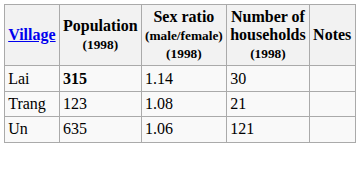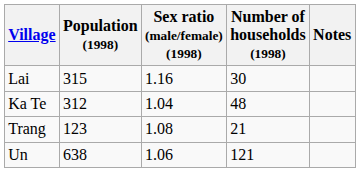(75, 78) bold -> (75, 78) normal
(159, 78) 1.14 -> (159, 78) 1.16
+ row: (27, 103)
(75, 129) 635 -> (75, 154) 638
